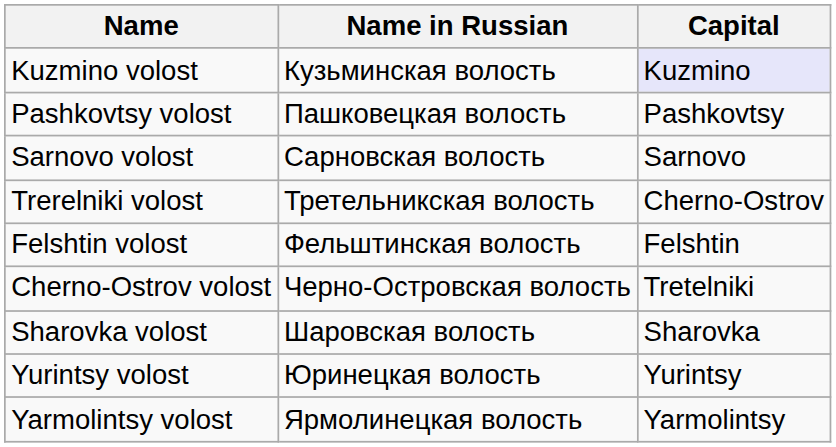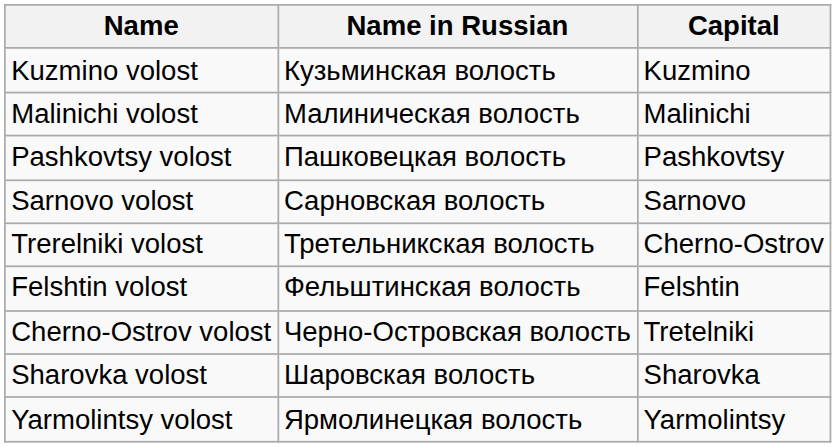(697, 69) lavender background -> (697, 69) no background
+ row: (104, 113)
- row: (100, 375)
